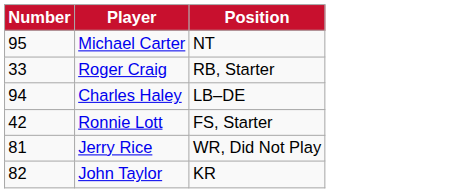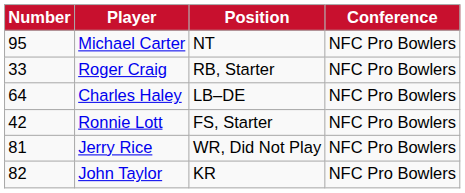+ column: (392, 17)
(17, 95) 94 -> (17, 95) 64
